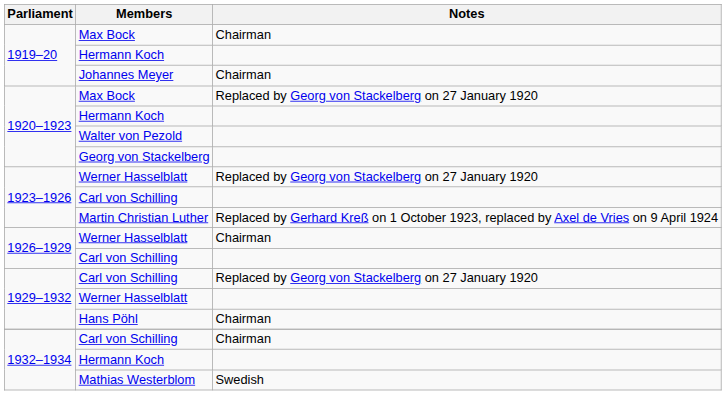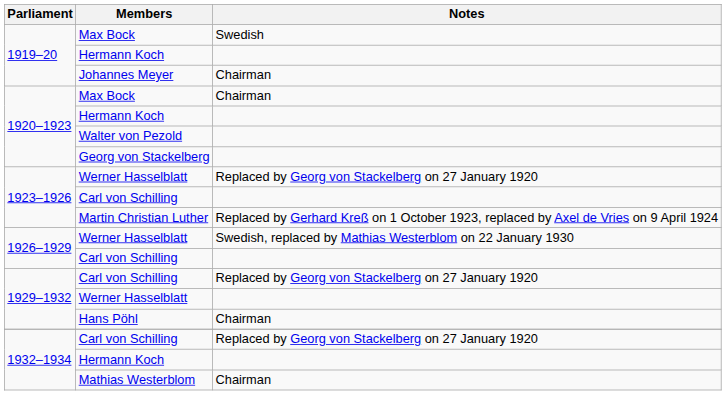(243, 34) Chairman -> (240, 34) Swedish
(377, 95) Replaced by Georg von Stackelberg on 27 January 1920 -> (243, 95) Chairman
(243, 237) Chairman -> (395, 237) Swedish, replaced by Mathias Westerblom on 22 January 1930
(243, 339) Chairman -> (377, 339) Replaced by Georg von Stackelberg on 27 January 1920
(240, 380) Swedish -> (243, 380) Chairman
